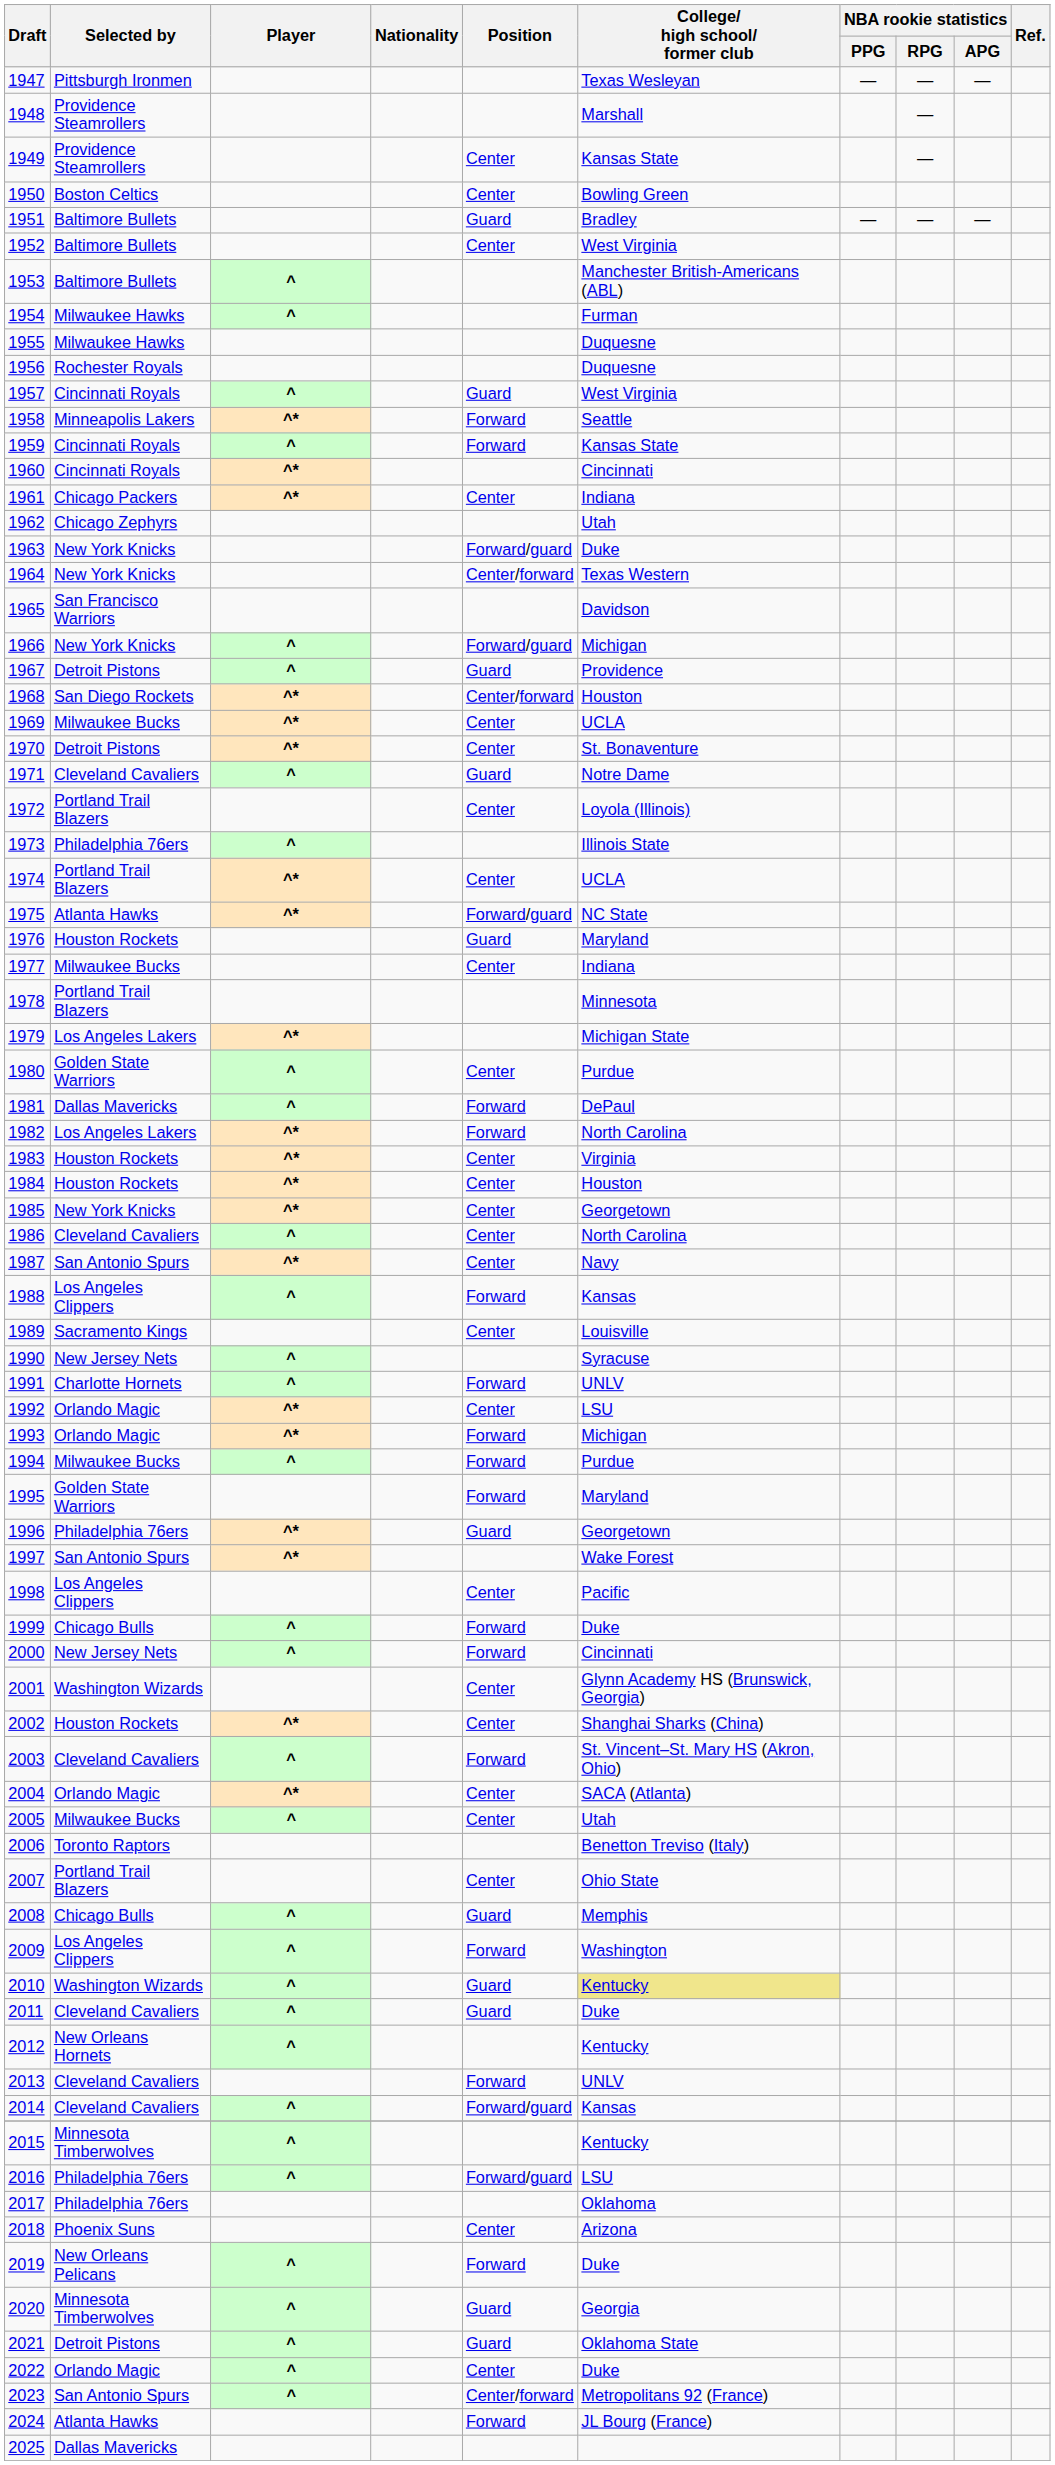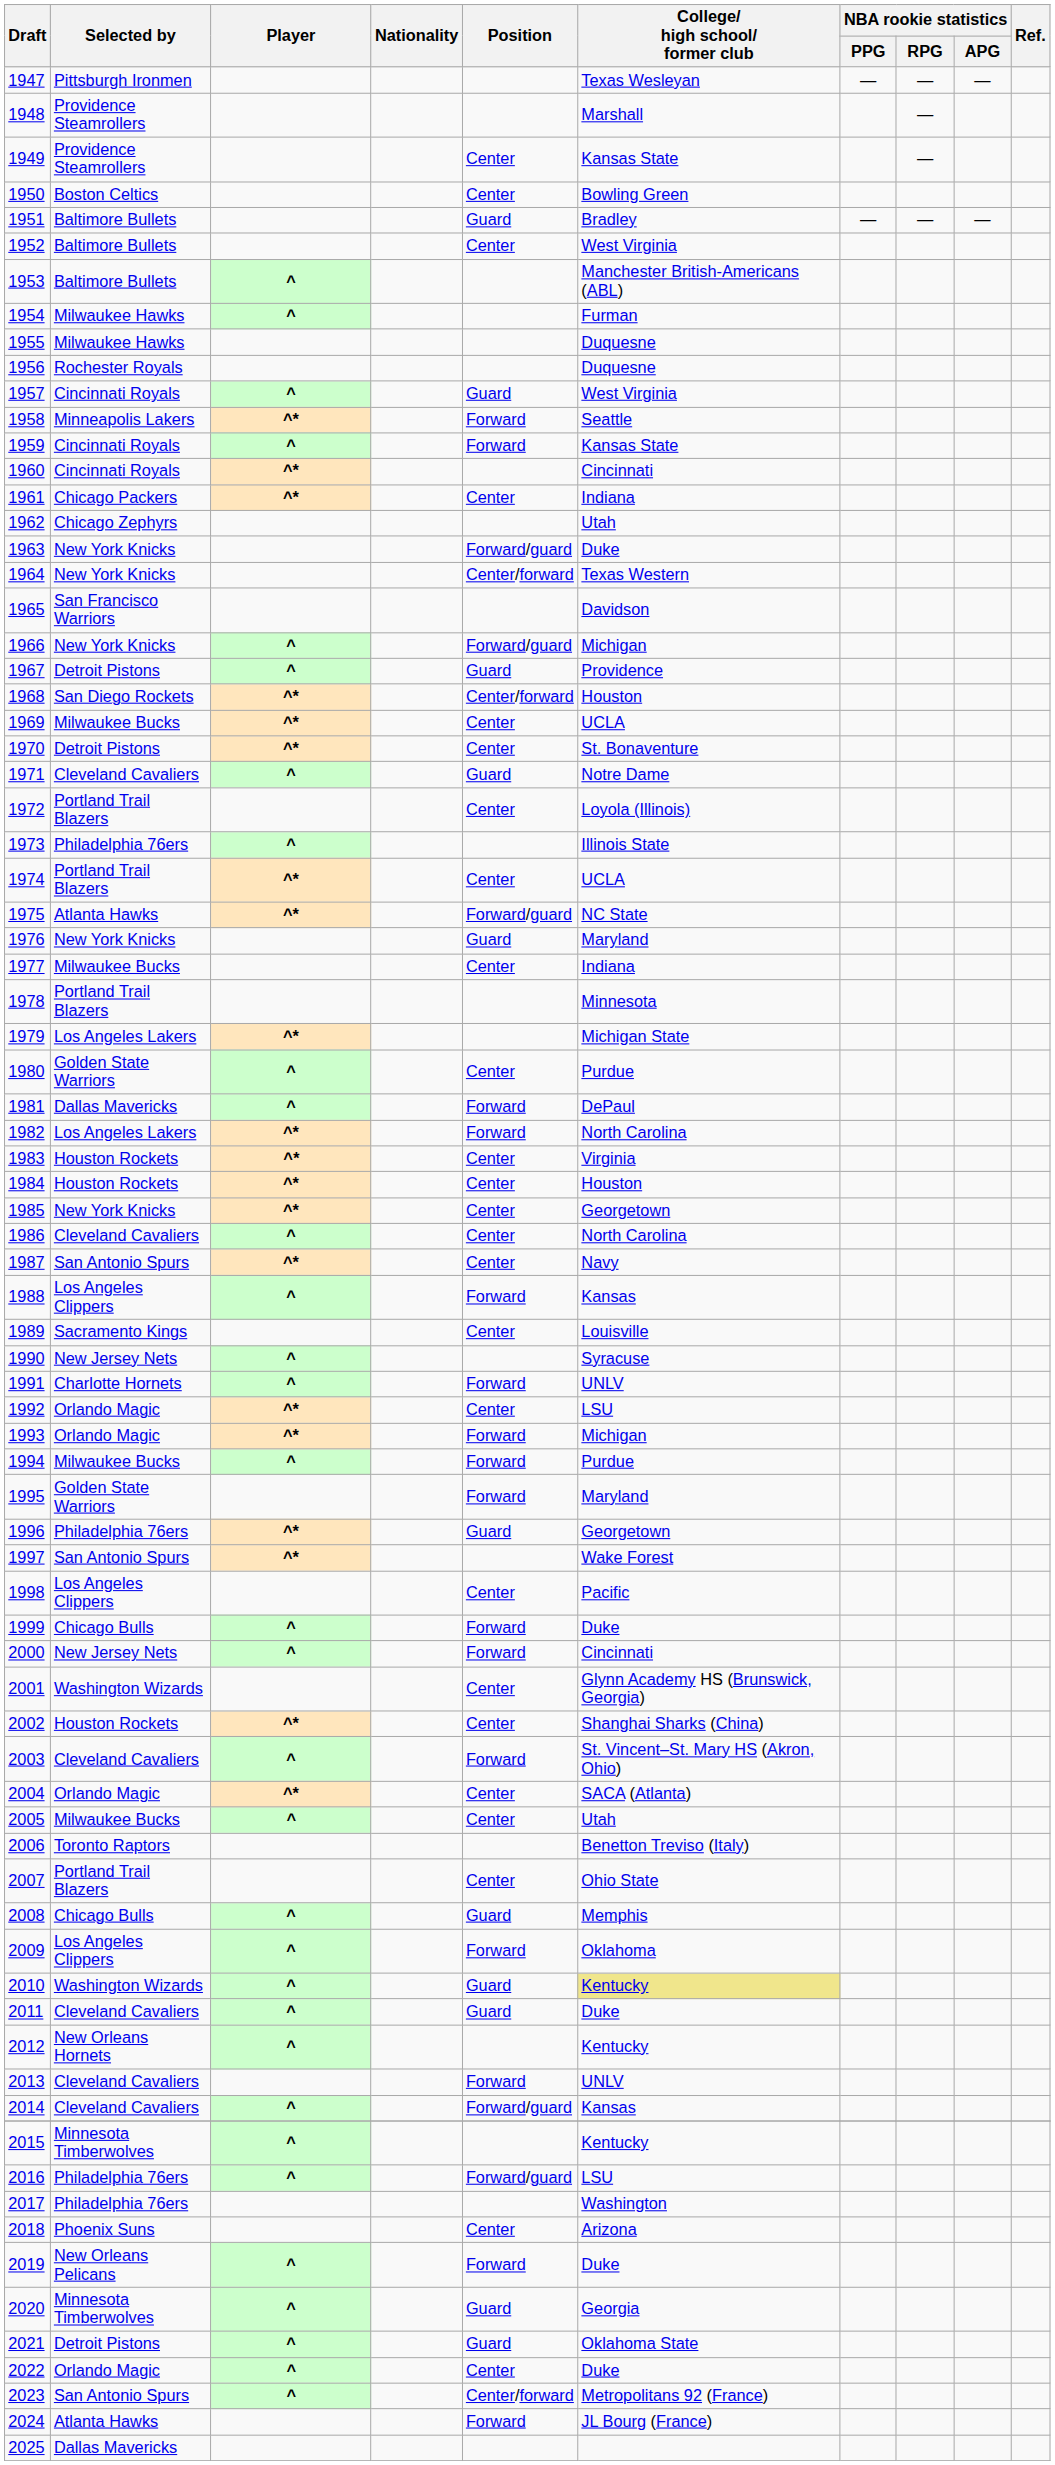(116, 940) Houston Rockets -> (115, 940) New York Knicks
(624, 1950) Washington -> (619, 1950) Oklahoma
(619, 2203) Oklahoma -> (624, 2203) Washington
